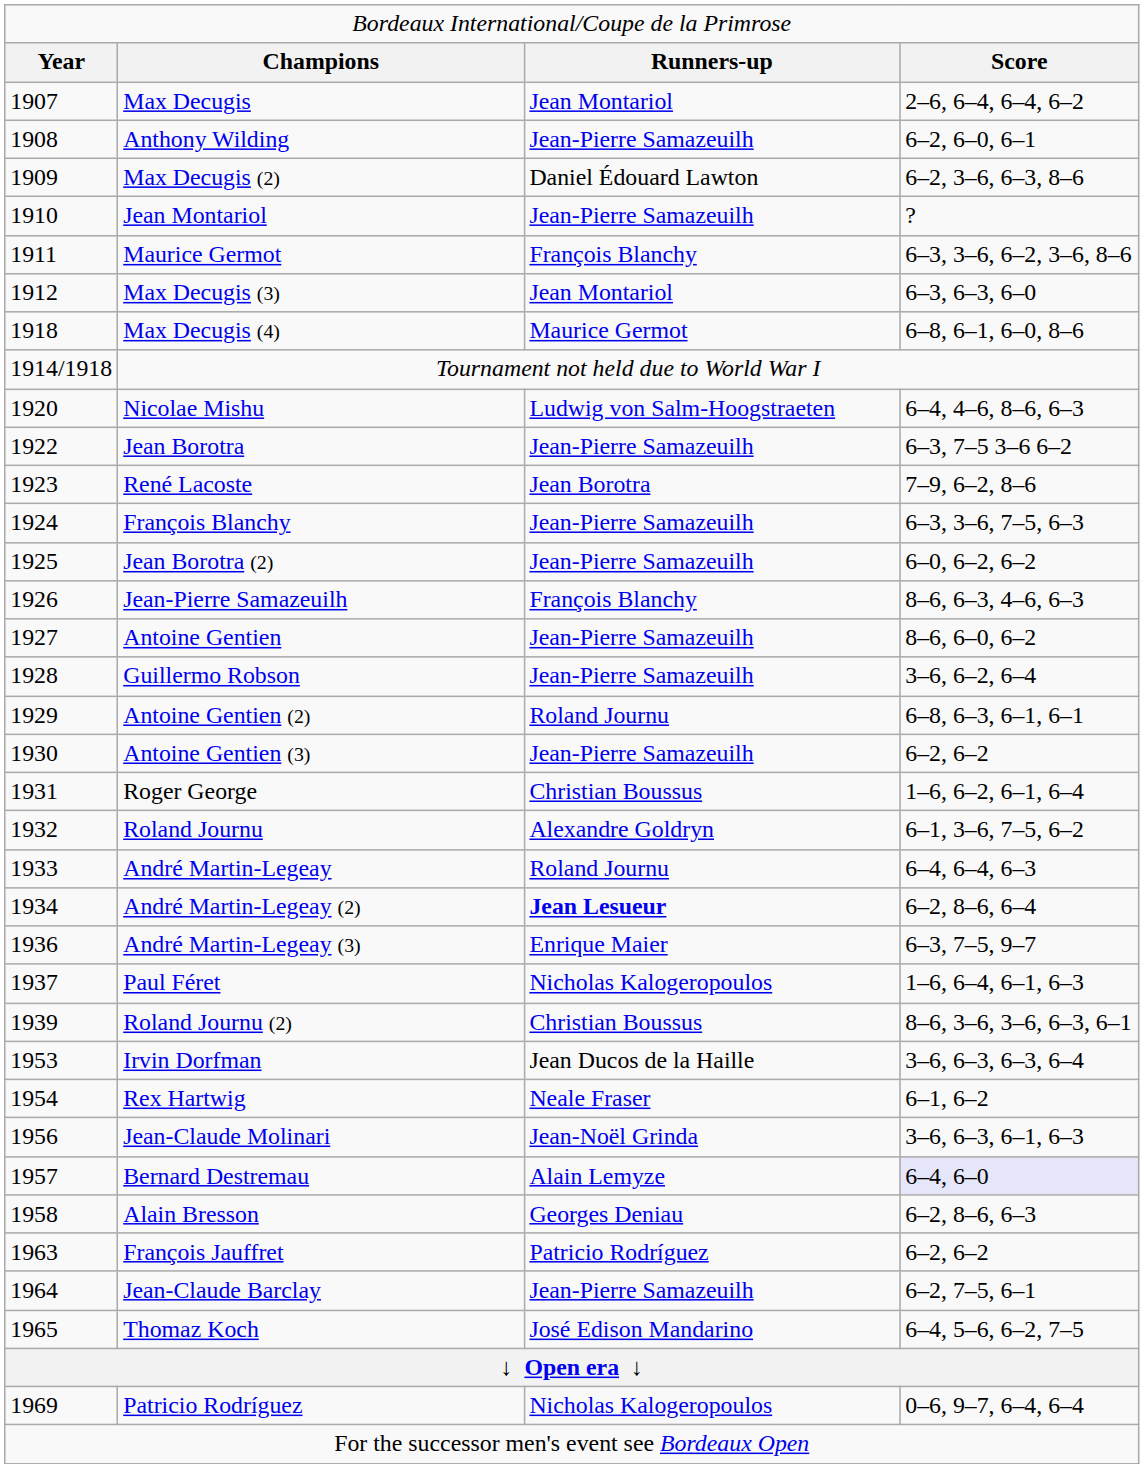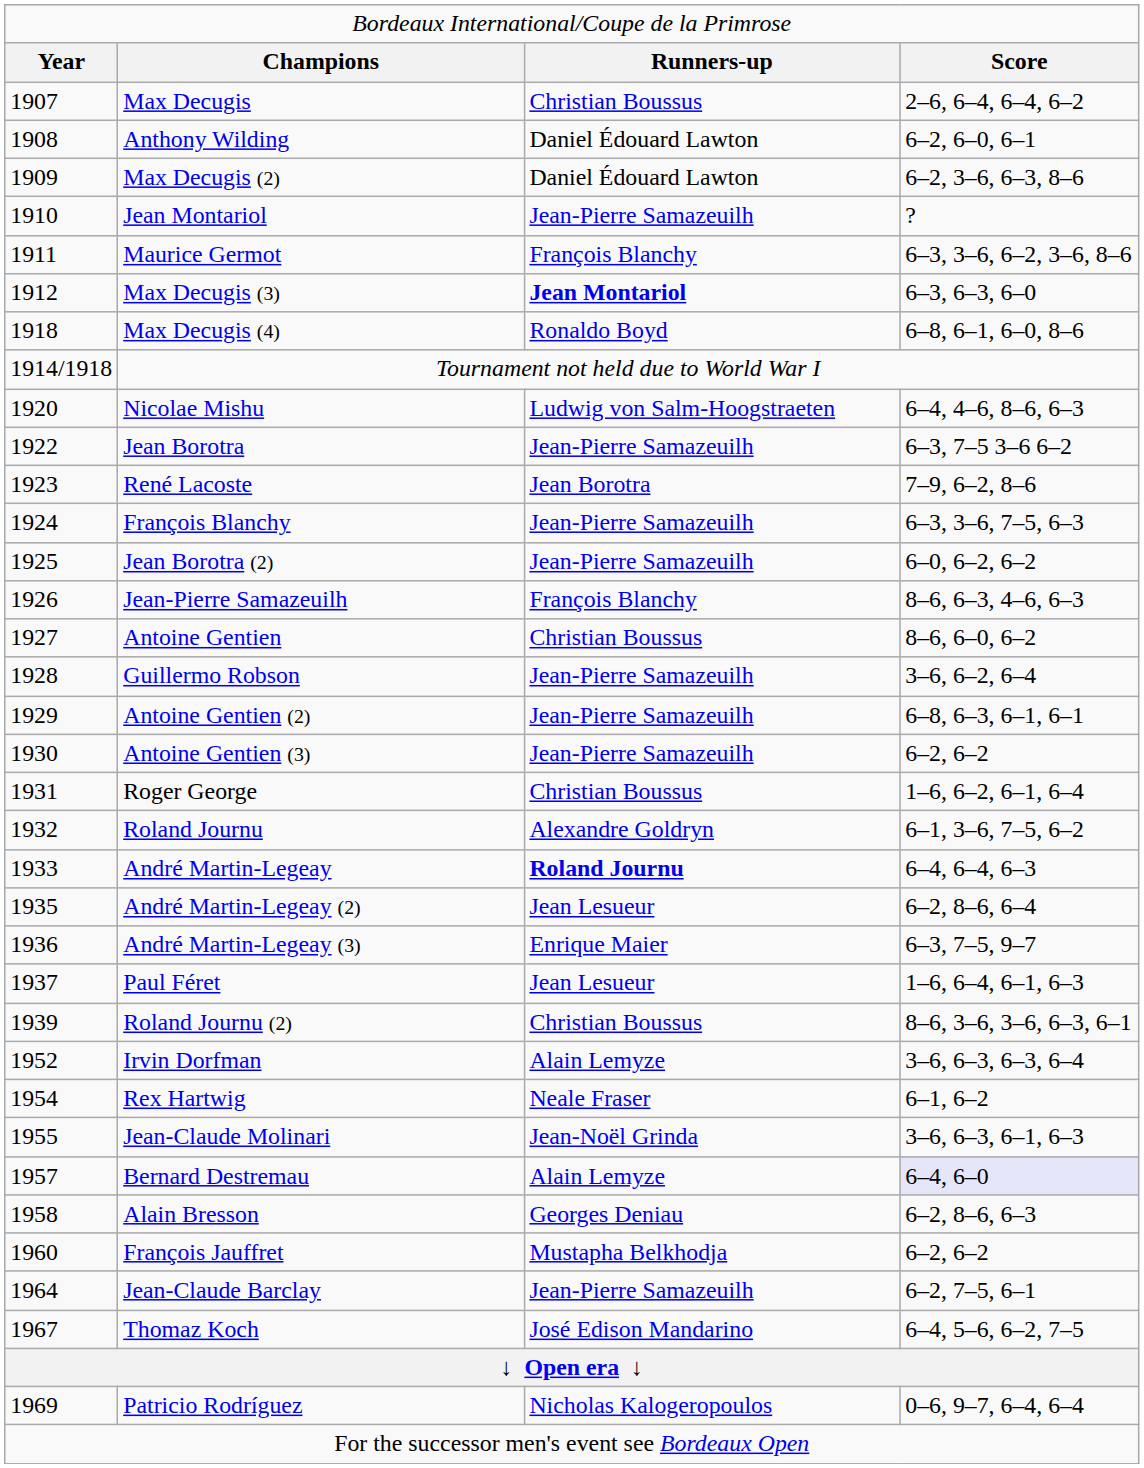(601, 100) Jean Montariol -> (616, 100) Christian Boussus
(642, 138) Jean-Pierre Samazeuilh -> (644, 138) Daniel Édouard Lawton
(601, 292) normal -> (608, 292) bold
(608, 330) Maurice Germot -> (599, 330) Ronaldo Boyd
(642, 637) Jean-Pierre Samazeuilh -> (616, 637) Christian Boussus
(599, 714) Roland Journu -> (642, 714) Jean-Pierre Samazeuilh
(599, 867) normal -> (607, 867) bold
(34, 906) 1934 -> (34, 906) 1935
(598, 906) bold -> (592, 906) normal
(651, 982) Nicholas Kalogeropoulos -> (592, 982) Jean Lesueur
(34, 1059) 1953 -> (34, 1059) 1952
(642, 1059) Jean Ducos de la Haille -> (597, 1059) Alain Lemyze
(34, 1136) 1956 -> (34, 1136) 1955
(34, 1251) 1963 -> (34, 1251) 1960
(619, 1251) Patricio Rodríguez -> (628, 1251) Mustapha Belkhodja
(34, 1328) 1965 -> (34, 1328) 1967
